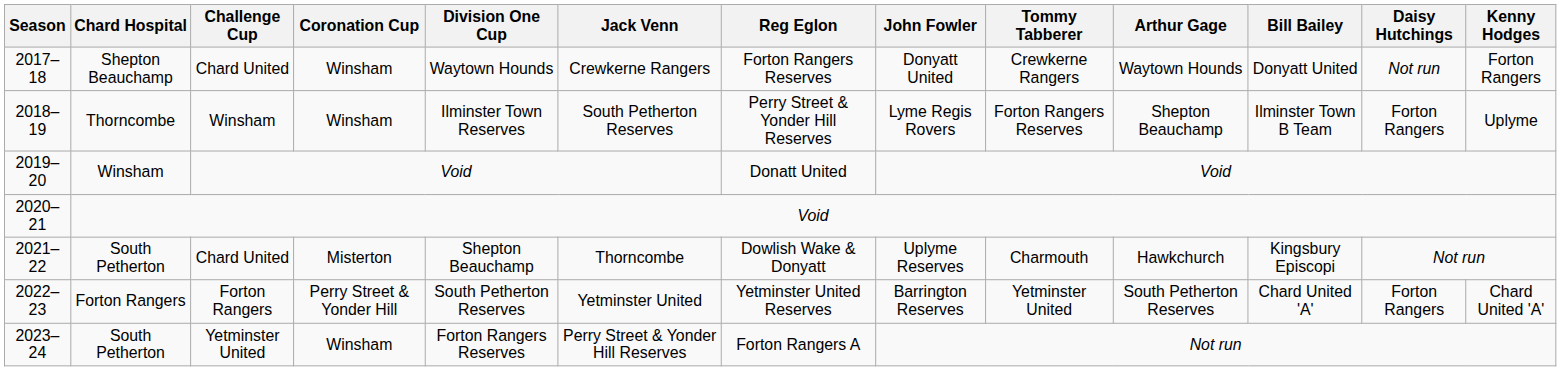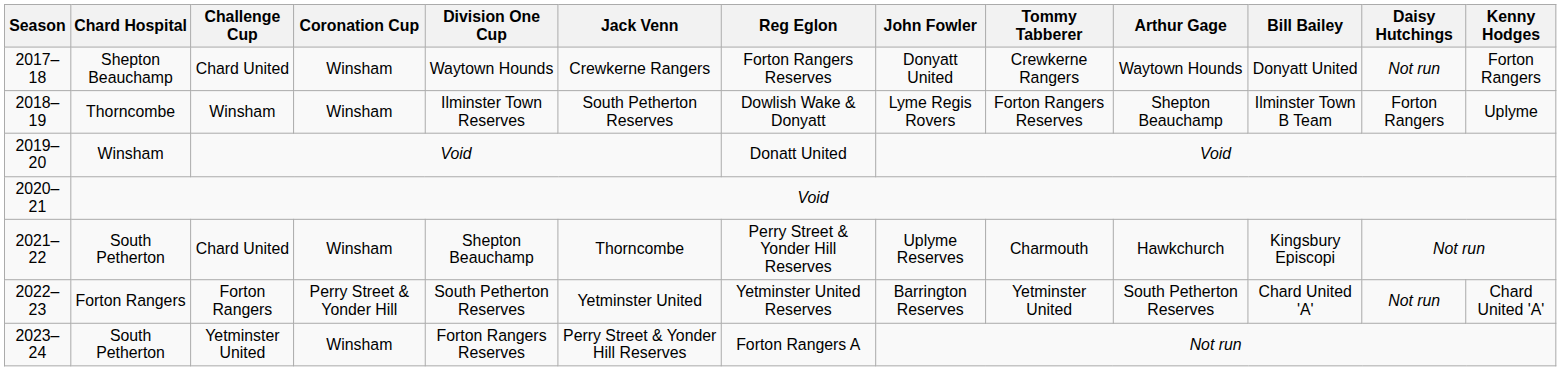(798, 120) Perry Street & Yonder Hill Reserves -> (798, 111) Dowlish Wake & Donyatt
(359, 258) Misterton -> (359, 249) Winsham
(798, 258) Dowlish Wake & Donyatt -> (798, 249) Perry Street & Yonder Hill Reserves
(1414, 301) Forton Rangers -> (1414, 301) Not run
